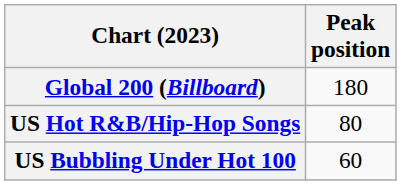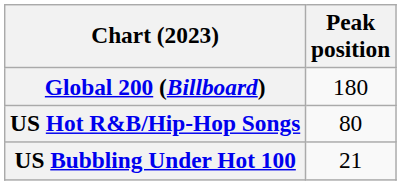(351, 160) 60 -> (351, 160) 21
